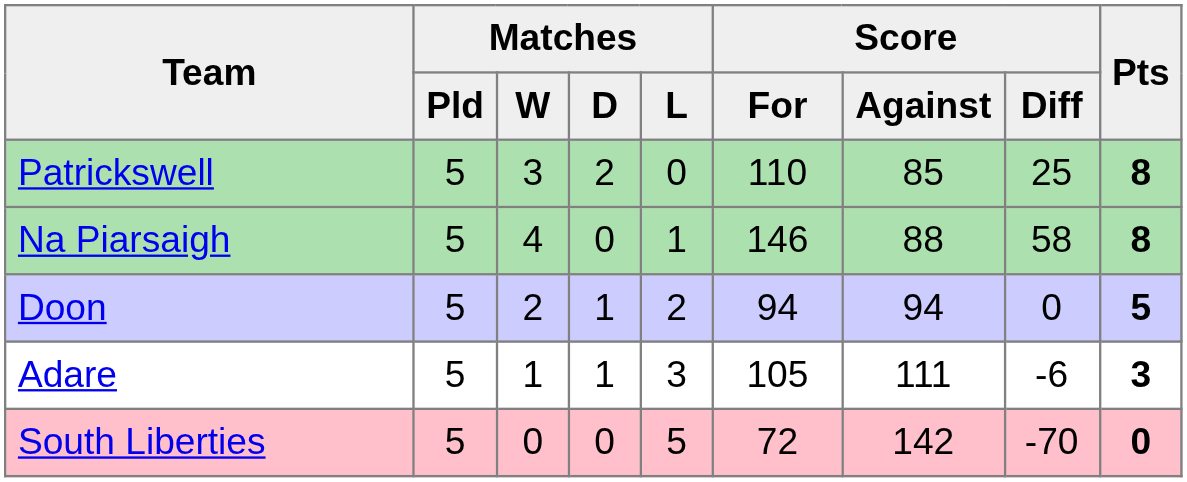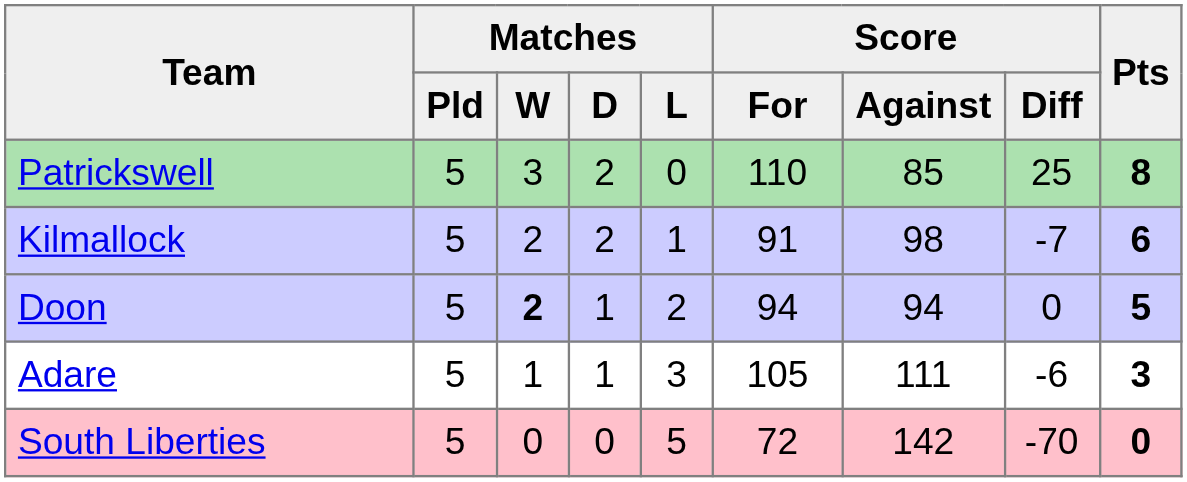- row: (124, 239)
+ row: (101, 239)
(533, 307) normal -> (533, 307) bold
